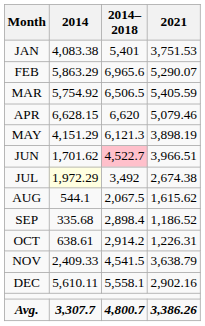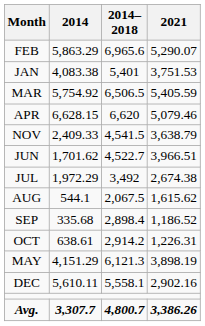rows swapped: (27, 51) <-> (27, 72)
rows swapped: (27, 135) <-> (27, 261)
(124, 156) pink background -> (124, 156) no background
(75, 177) lightyellow background -> (75, 177) no background
